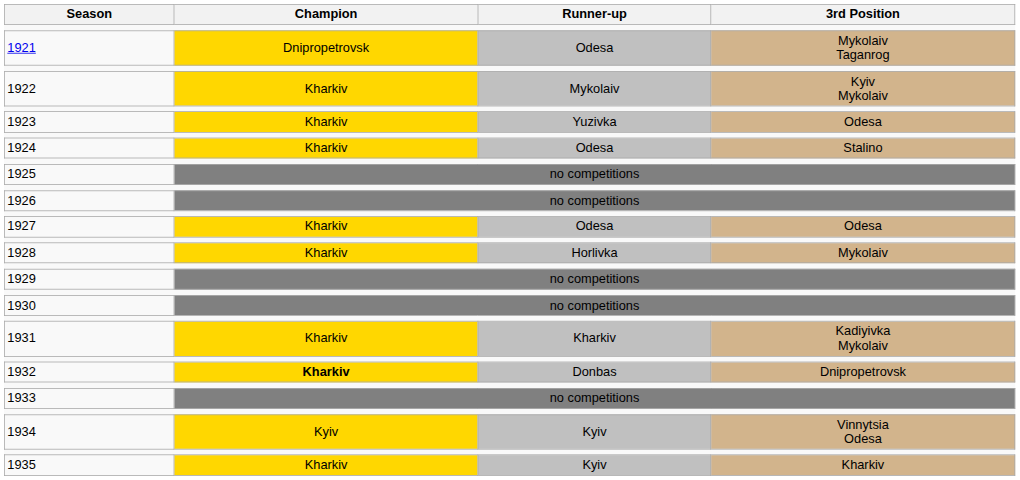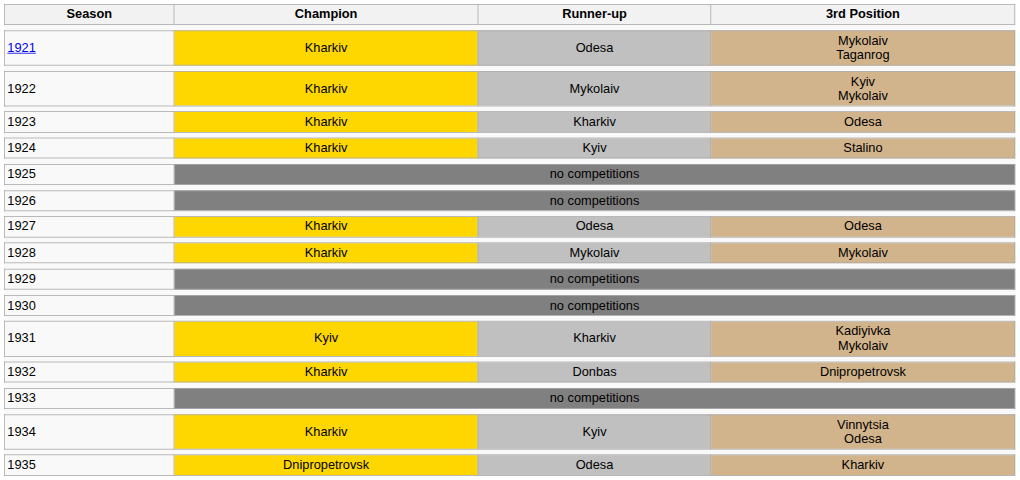(326, 48) Dnipropetrovsk -> (326, 48) Kharkiv
(595, 122) Yuzivka -> (595, 122) Kharkiv
(595, 148) Odesa -> (595, 148) Kyiv
(595, 253) Horlivka -> (595, 253) Mykolaiv
(326, 338) Kharkiv -> (326, 338) Kyiv
(326, 372) bold -> (326, 372) normal
(326, 431) Kyiv -> (326, 431) Kharkiv
(326, 465) Kharkiv -> (326, 465) Dnipropetrovsk
(595, 465) Kyiv -> (595, 465) Odesa
